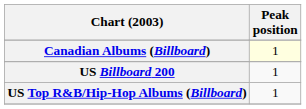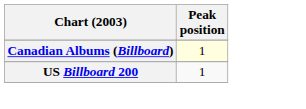- row: (127, 93)
